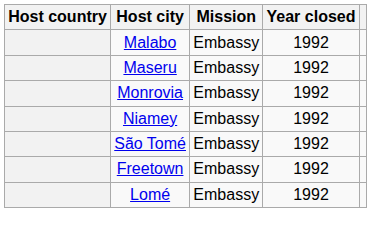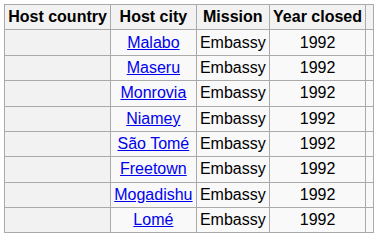+ row: (153, 194)
